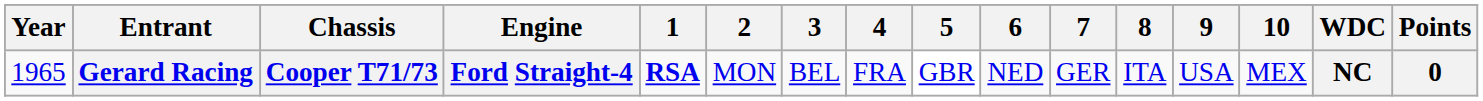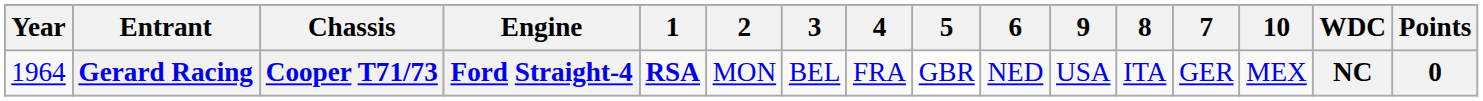columns swapped: (1083, 27) <-> (1206, 27)
(39, 72) 1965 -> (39, 72) 1964
